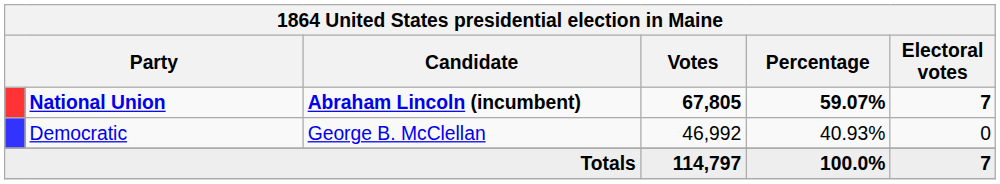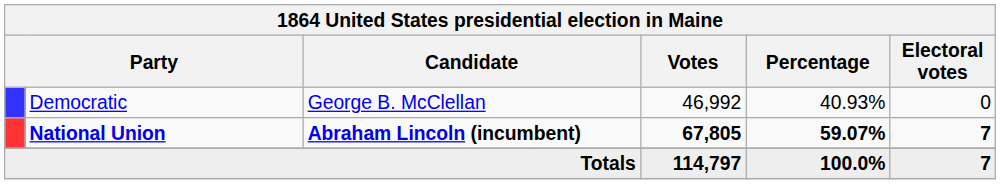rows swapped: (98, 103) <-> (78, 133)
